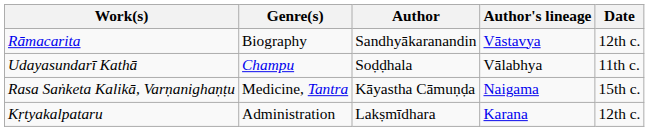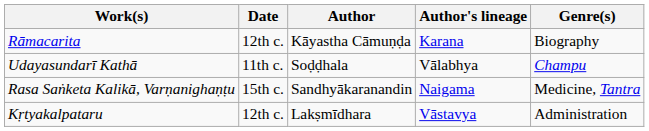columns swapped: (295, 16) <-> (619, 16)
(416, 41) Sandhyākaranandin -> (351, 41) Kāyastha Cāmuṇḍa
(512, 41) Vāstavya -> (441, 41) Karana
(415, 89) Kāyastha Cāmuṇḍa -> (352, 89) Sandhyākaranandin
(506, 114) Karana -> (448, 114) Vāstavya
